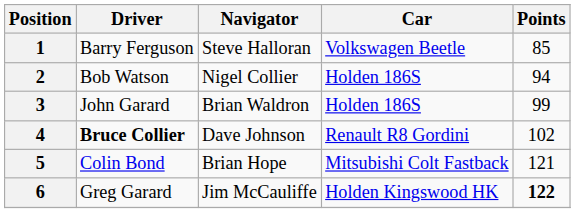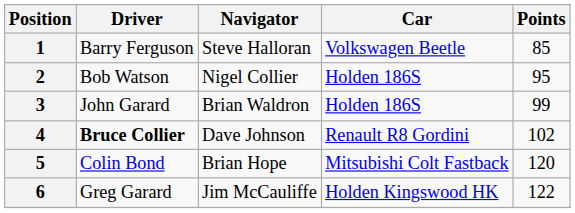(541, 76) 94 -> (541, 76) 95
(541, 163) 121 -> (541, 163) 120
(541, 192) bold -> (541, 192) normal
